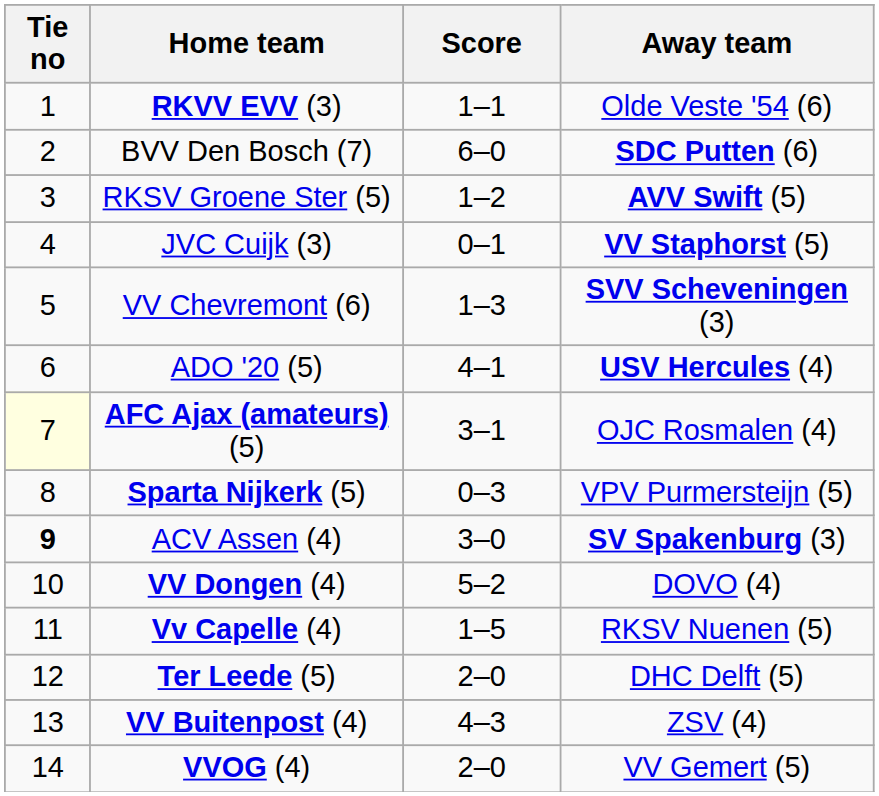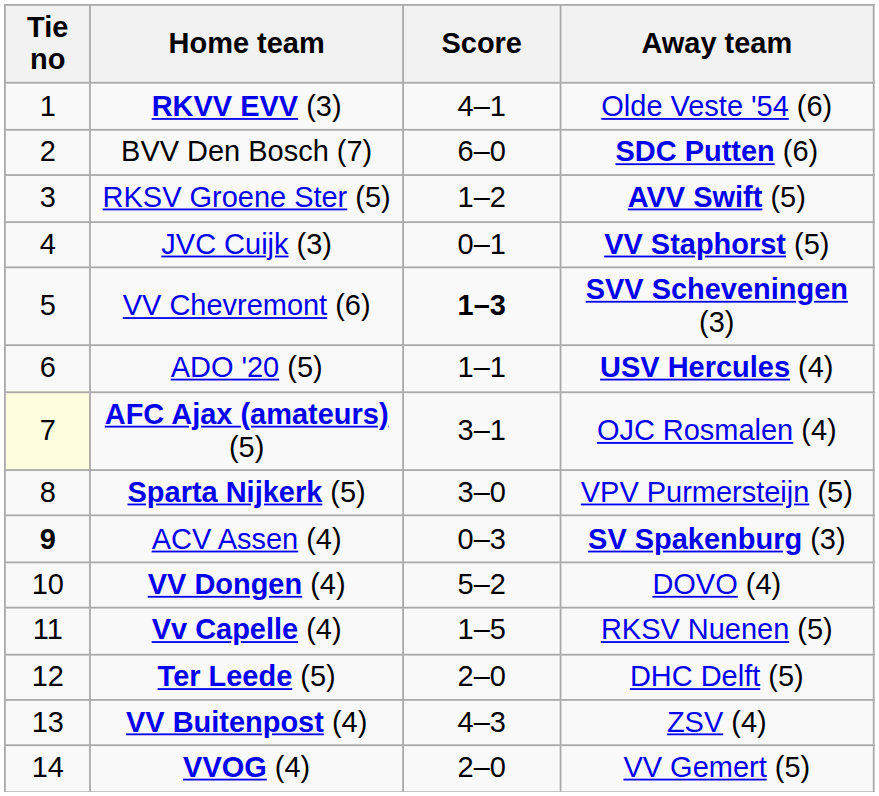(482, 105) 1–1 -> (482, 105) 4–1
(482, 305) normal -> (482, 305) bold
(482, 368) 4–1 -> (482, 368) 1–1
(482, 492) 0–3 -> (482, 492) 3–0
(482, 538) 3–0 -> (482, 538) 0–3
